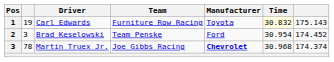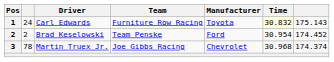(28, 23) 19 -> (28, 23) 24
(26, 35) 3 -> (26, 35) 2
(227, 47) bold -> (227, 47) normal
